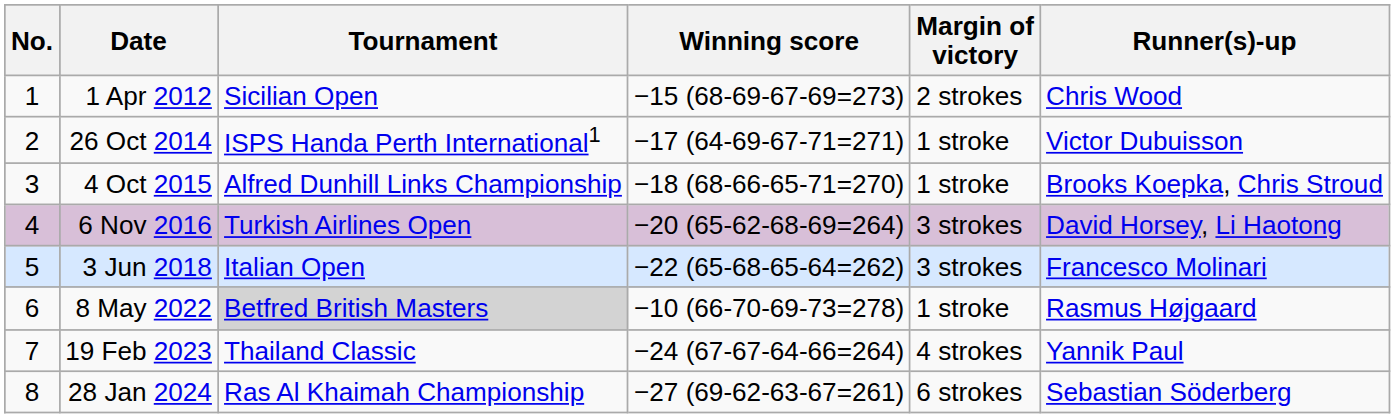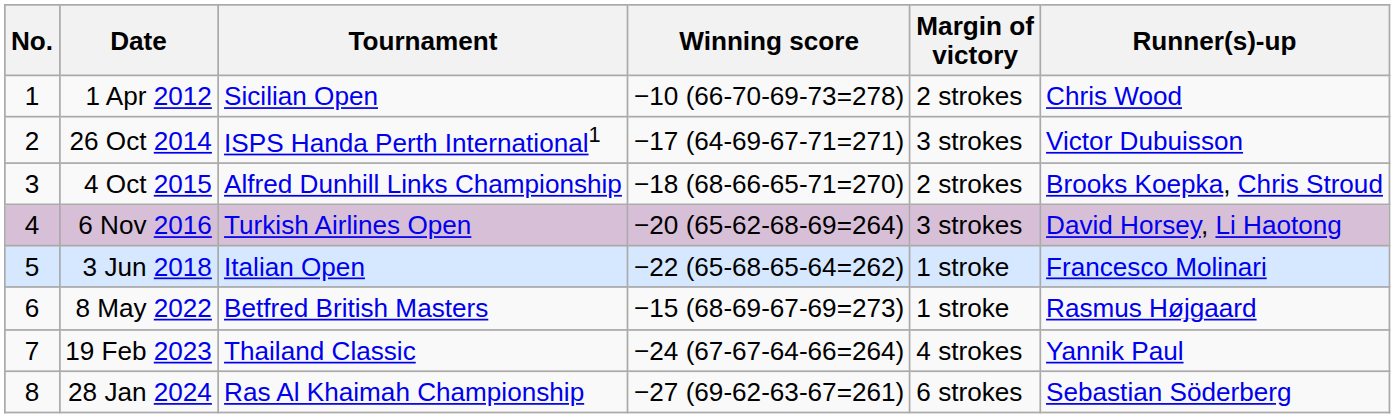(769, 96) −15 (68-69-67-69=273) -> (769, 96) −10 (66-70-69-73=278)
(963, 140) 1 stroke -> (969, 140) 3 strokes
(963, 184) 1 stroke -> (969, 184) 2 strokes
(969, 267) 3 strokes -> (963, 267) 1 stroke
(356, 309) lightgrey background -> (356, 309) no background
(769, 309) −10 (66-70-69-73=278) -> (769, 309) −15 (68-69-67-69=273)
